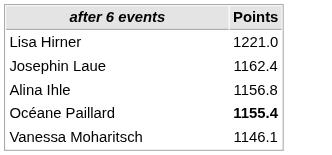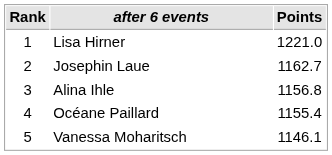+ column: (28, 18)
(256, 66) 1162.4 -> (300, 66) 1162.7
(256, 114) bold -> (300, 114) normal
